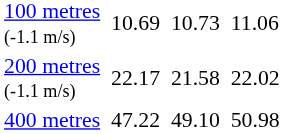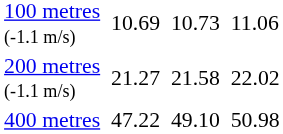(136, 77) 22.17 -> (136, 77) 21.27
